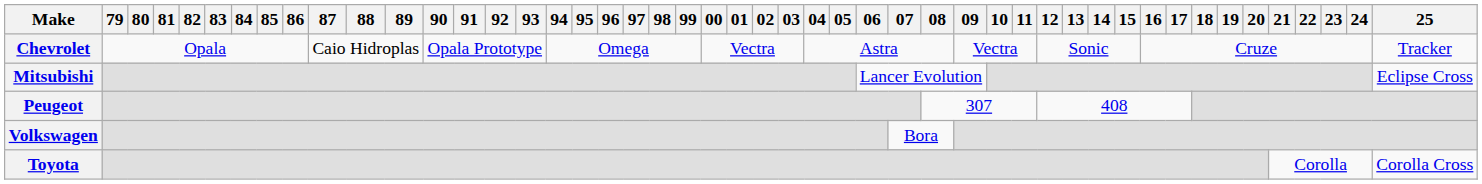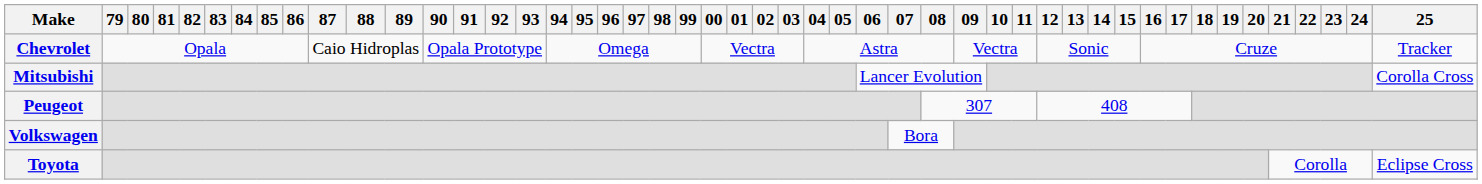(1425, 77) Eclipse Cross -> (1425, 77) Corolla Cross
(1425, 164) Corolla Cross -> (1425, 164) Eclipse Cross
